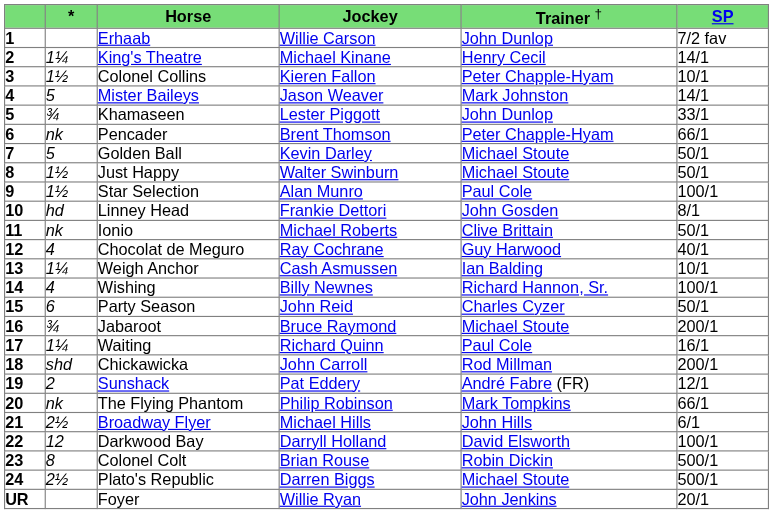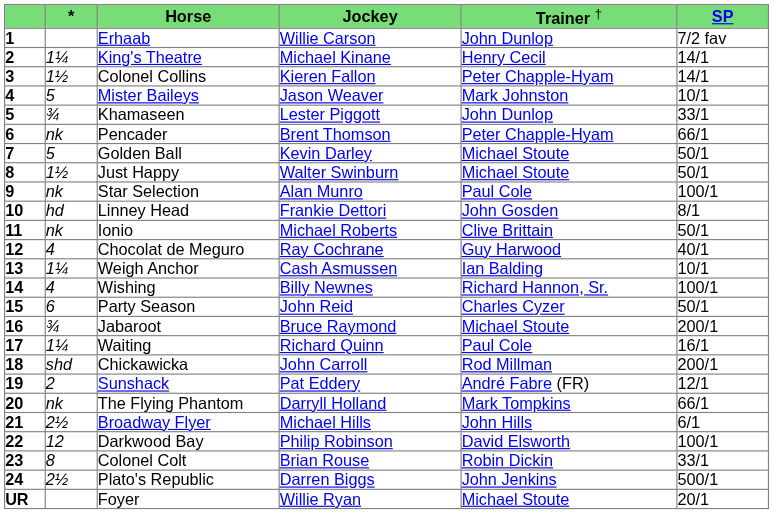(693, 76) 10/1 -> (693, 76) 14/1
(693, 95) 14/1 -> (693, 95) 10/1
(57, 191) 1½ -> (54, 191) nk
(336, 403) Philip Robinson -> (333, 403) Darryll Holland
(333, 441) Darryll Holland -> (336, 441) Philip Robinson
(698, 460) 500/1 -> (693, 460) 33/1
(515, 480) Michael Stoute -> (509, 480) John Jenkins
(509, 499) John Jenkins -> (515, 499) Michael Stoute
